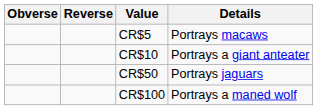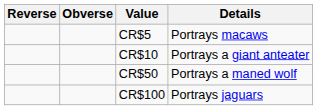columns swapped: (88, 14) <-> (33, 14)
(217, 74) Portrays jaguars -> (234, 74) Portrays a maned wolf
(234, 94) Portrays a maned wolf -> (217, 94) Portrays jaguars
